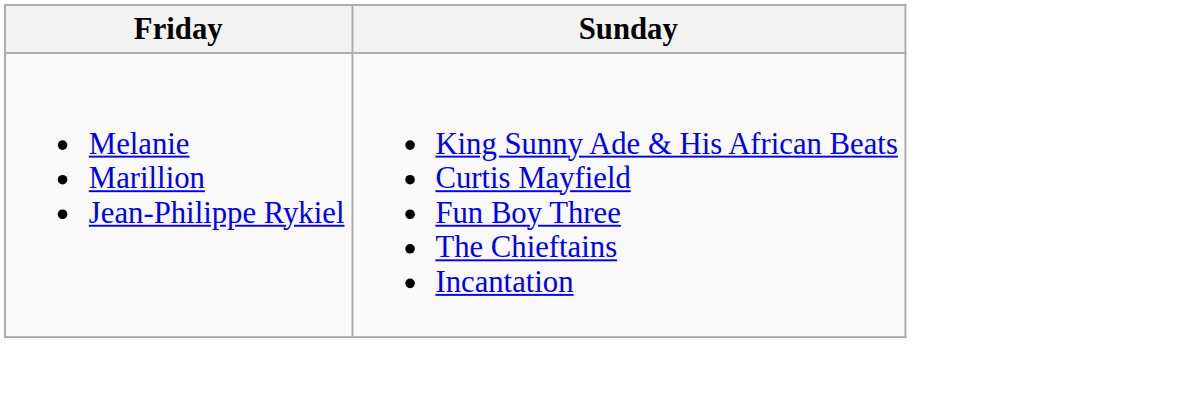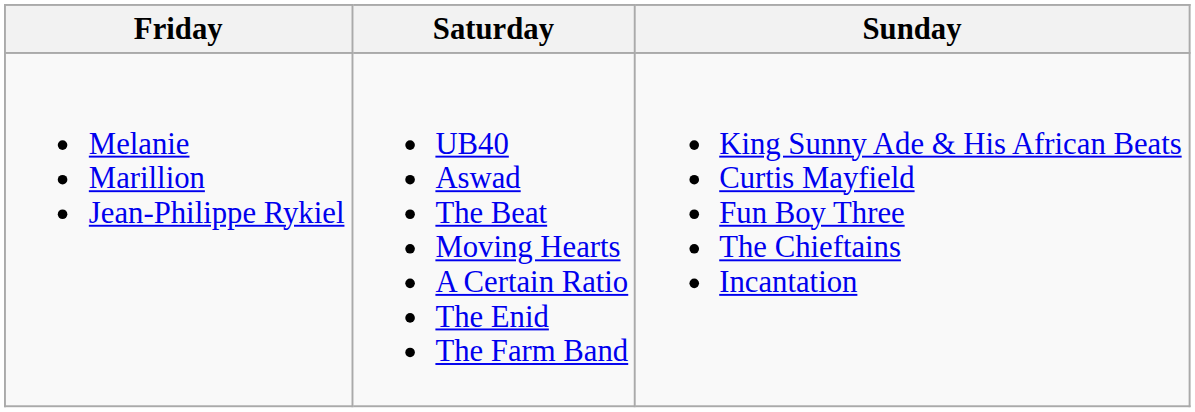+ column: (493, 28)
